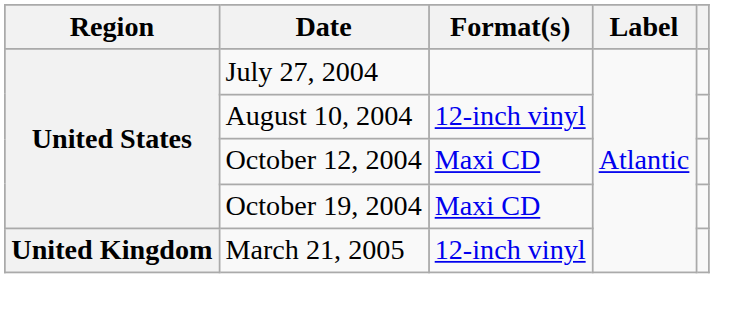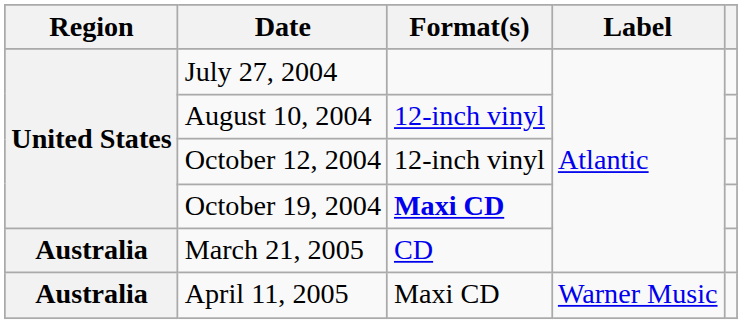(488, 160) Maxi CD -> (469, 160) 12-inch vinyl
(488, 205) normal -> (449, 205) bold
(112, 250) United Kingdom -> (92, 250) Australia
(510, 250) 12-inch vinyl -> (414, 250) CD
+ row: (267, 294)
